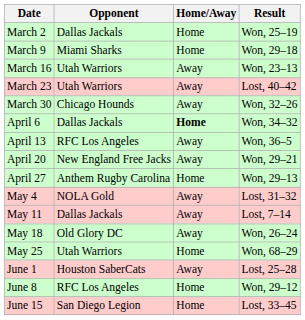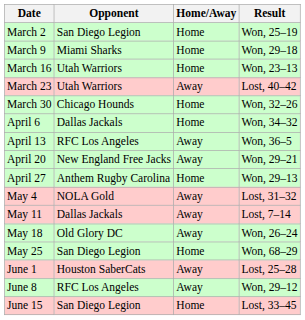(90, 31) Dallas Jackals -> (99, 31) San Diego Legion
(190, 68) Away -> (190, 68) Home
(190, 104) Away -> (190, 104) Home
(191, 123) bold -> (190, 123) normal
(89, 251) Utah Warriors -> (99, 251) San Diego Legion
(190, 287) Home -> (190, 287) Away
